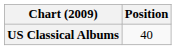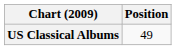(147, 34) 40 -> (147, 34) 49
